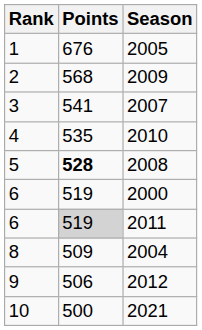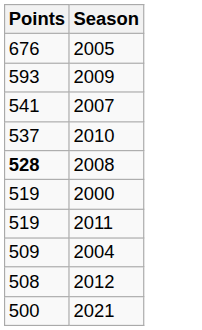- column: (31, 19)
(78, 77) 568 -> (24, 77) 593
(78, 135) 535 -> (24, 135) 537
(78, 223) lightgrey background -> (24, 223) no background
(78, 281) 506 -> (24, 281) 508
